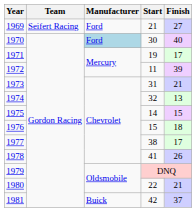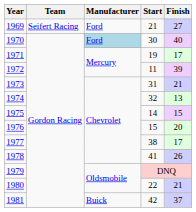(178, 128) 18 -> (178, 128) 20
